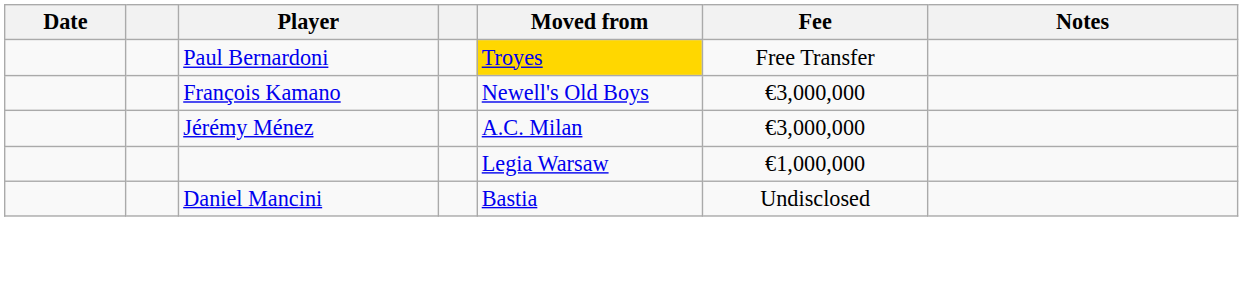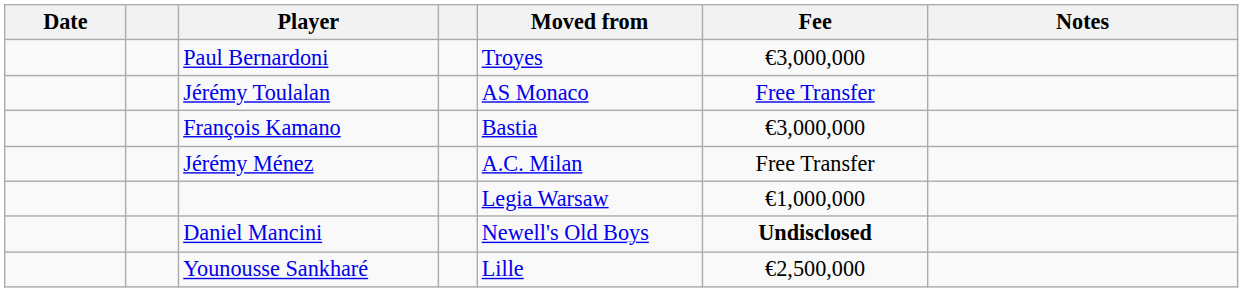(512, 57) gold background -> (512, 57) no background
(815, 57) Free Transfer -> (815, 57) €3,000,000
+ row: (257, 92)
(565, 92) Newell's Old Boys -> (510, 127) Bastia
(815, 127) €3,000,000 -> (815, 163) Free Transfer
(510, 198) Bastia -> (565, 233) Newell's Old Boys
(815, 198) normal -> (815, 233) bold
+ row: (276, 269)
